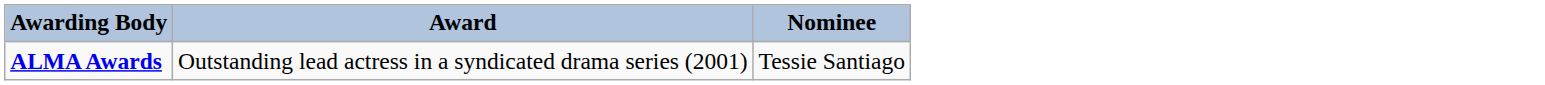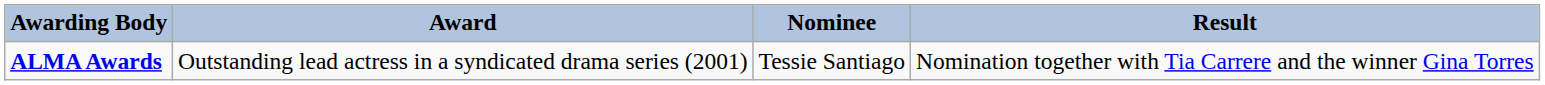+ column: (1225, 23)
